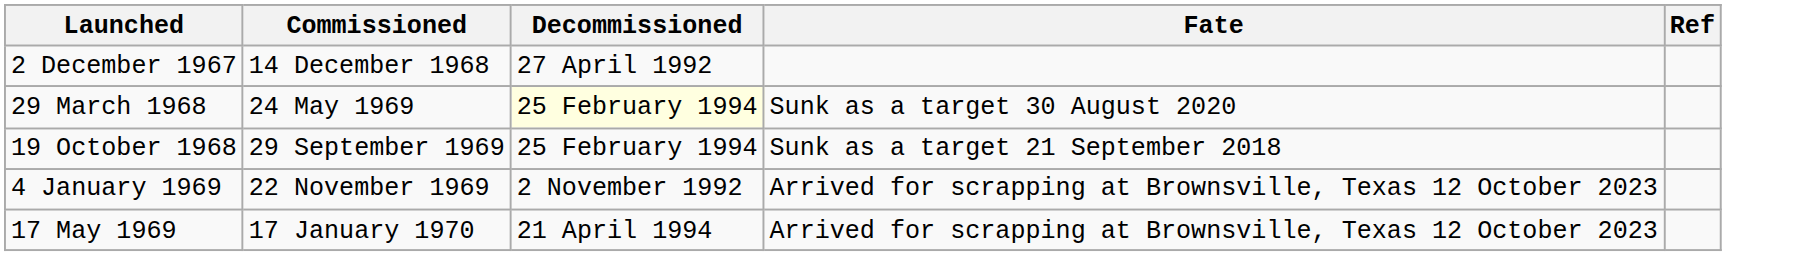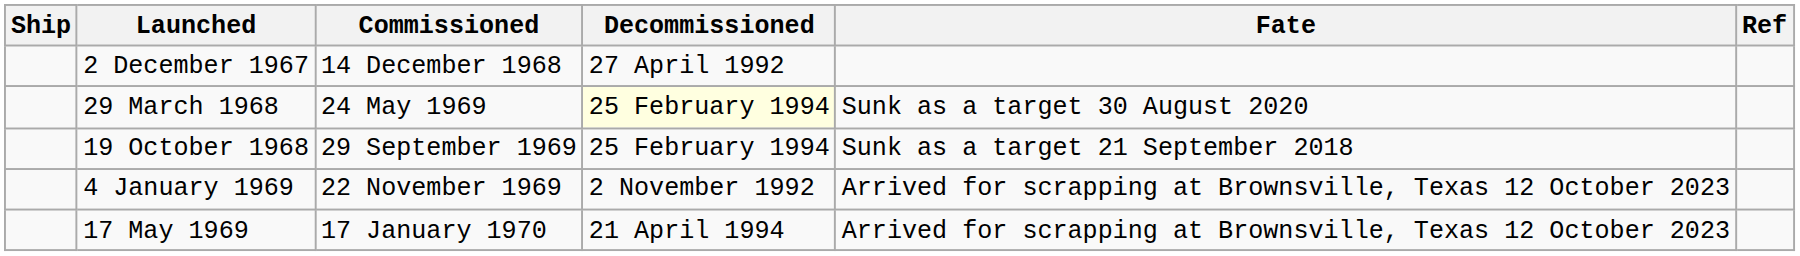+ column: (41, 25)
